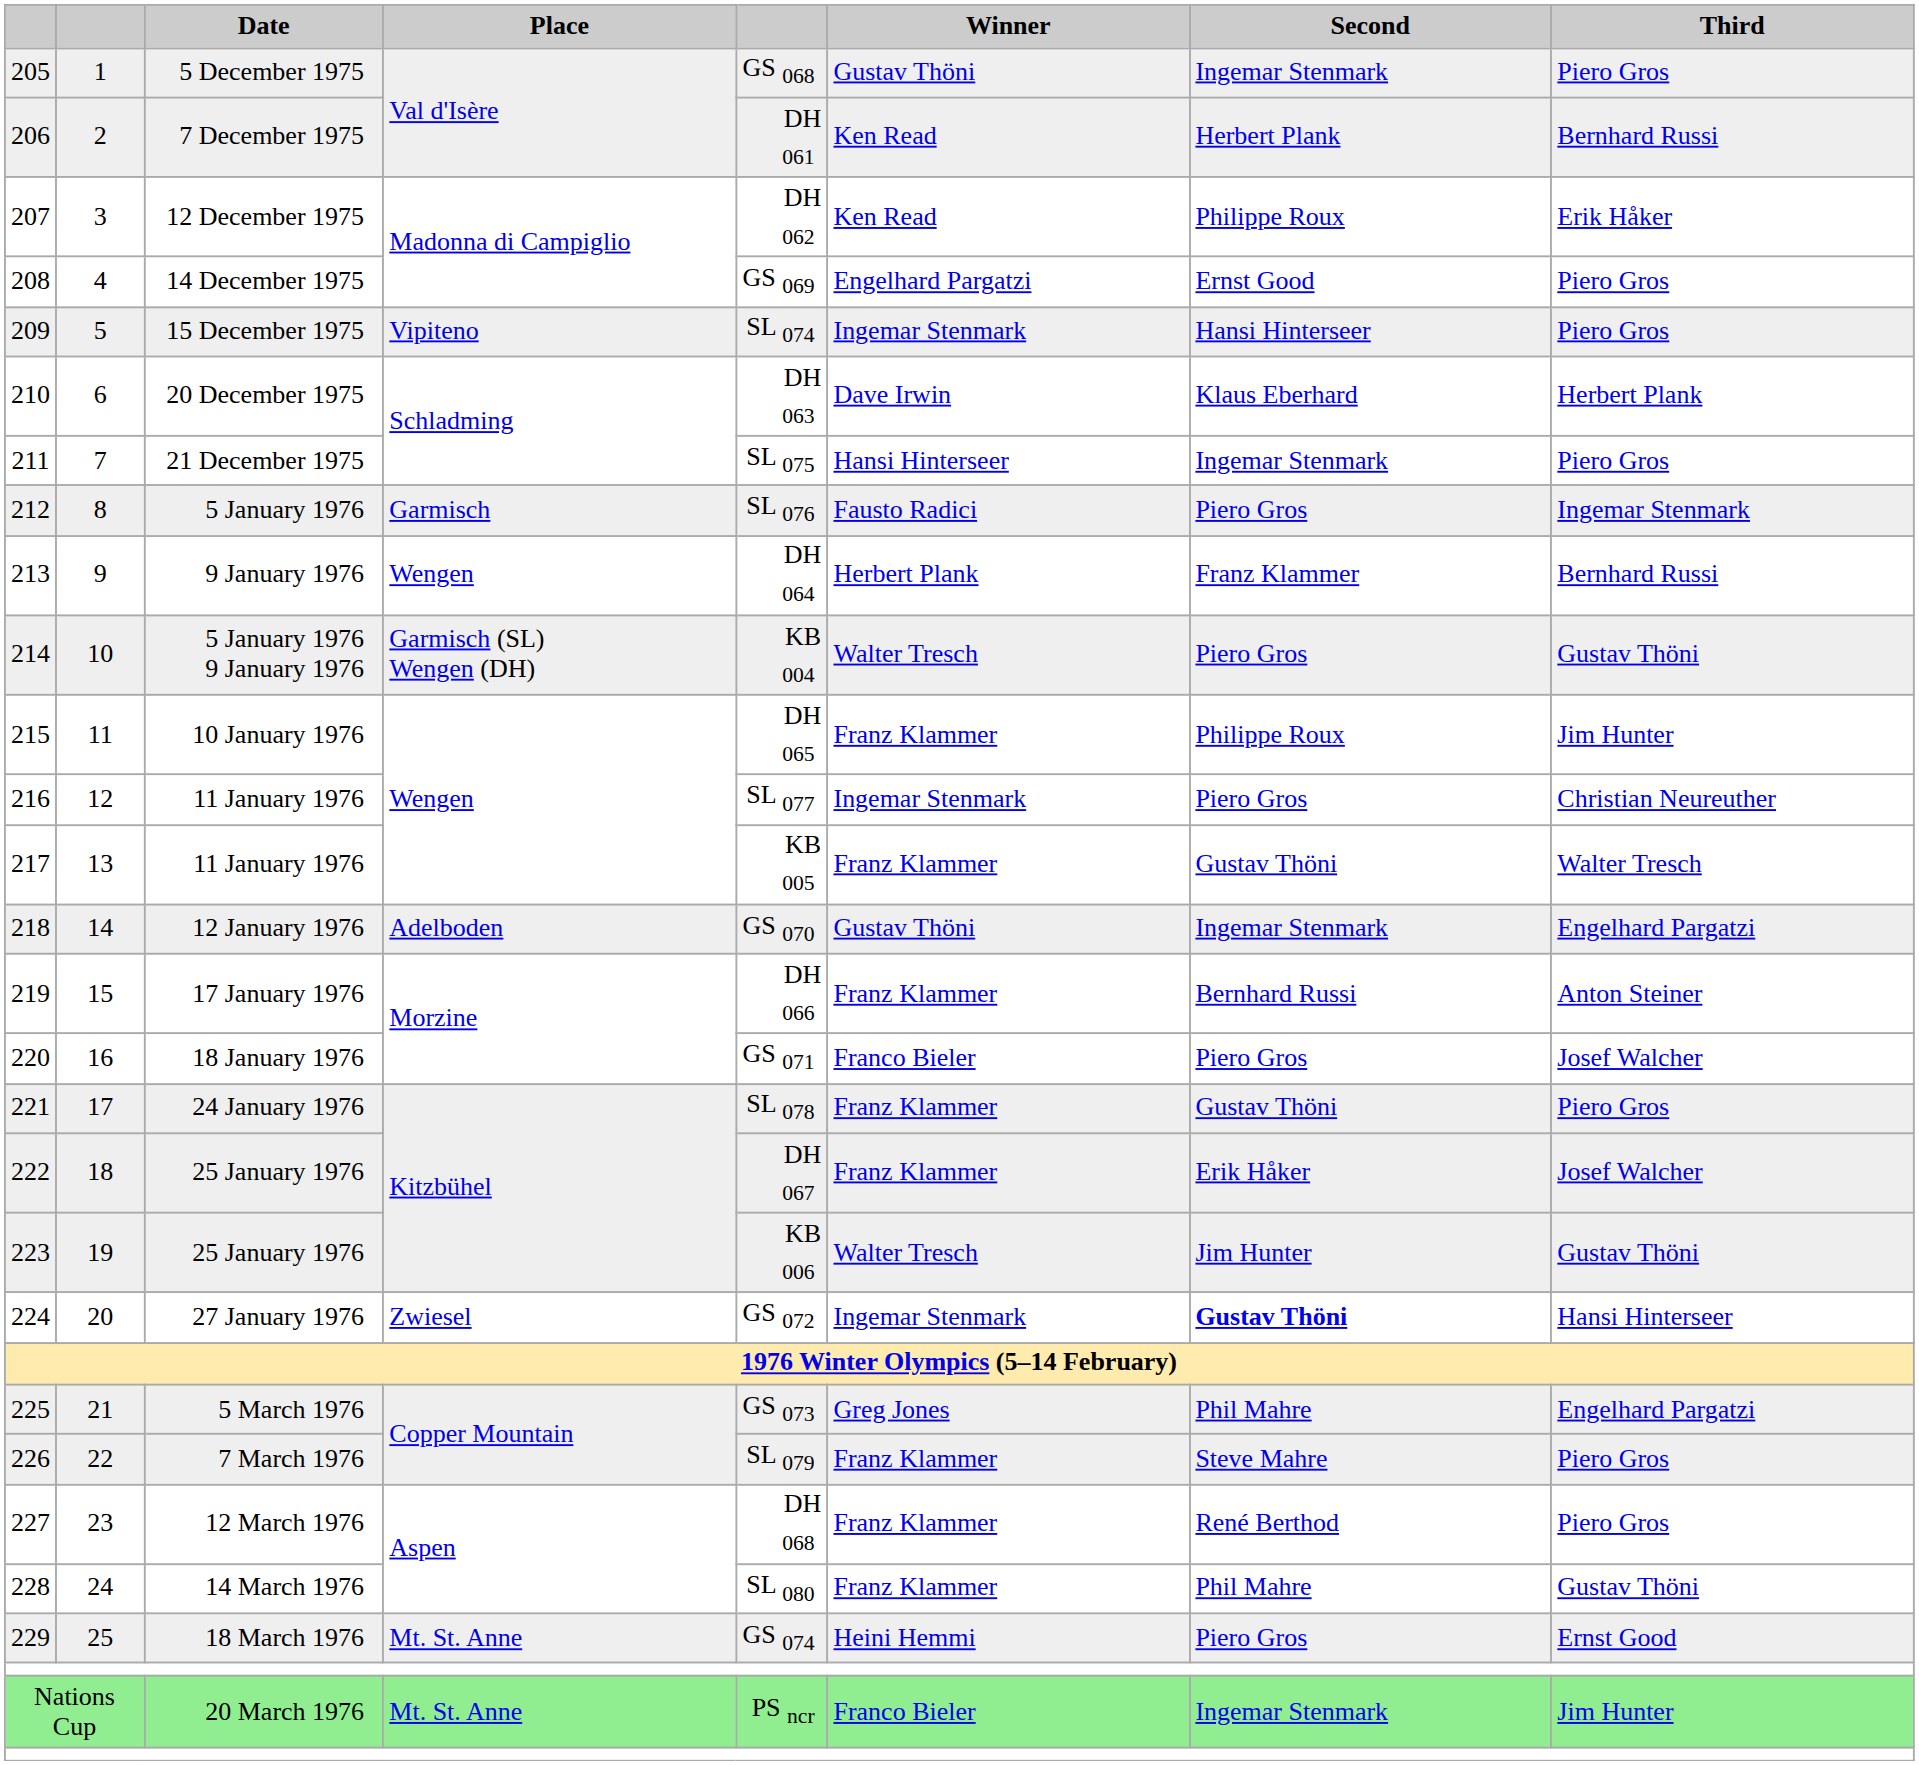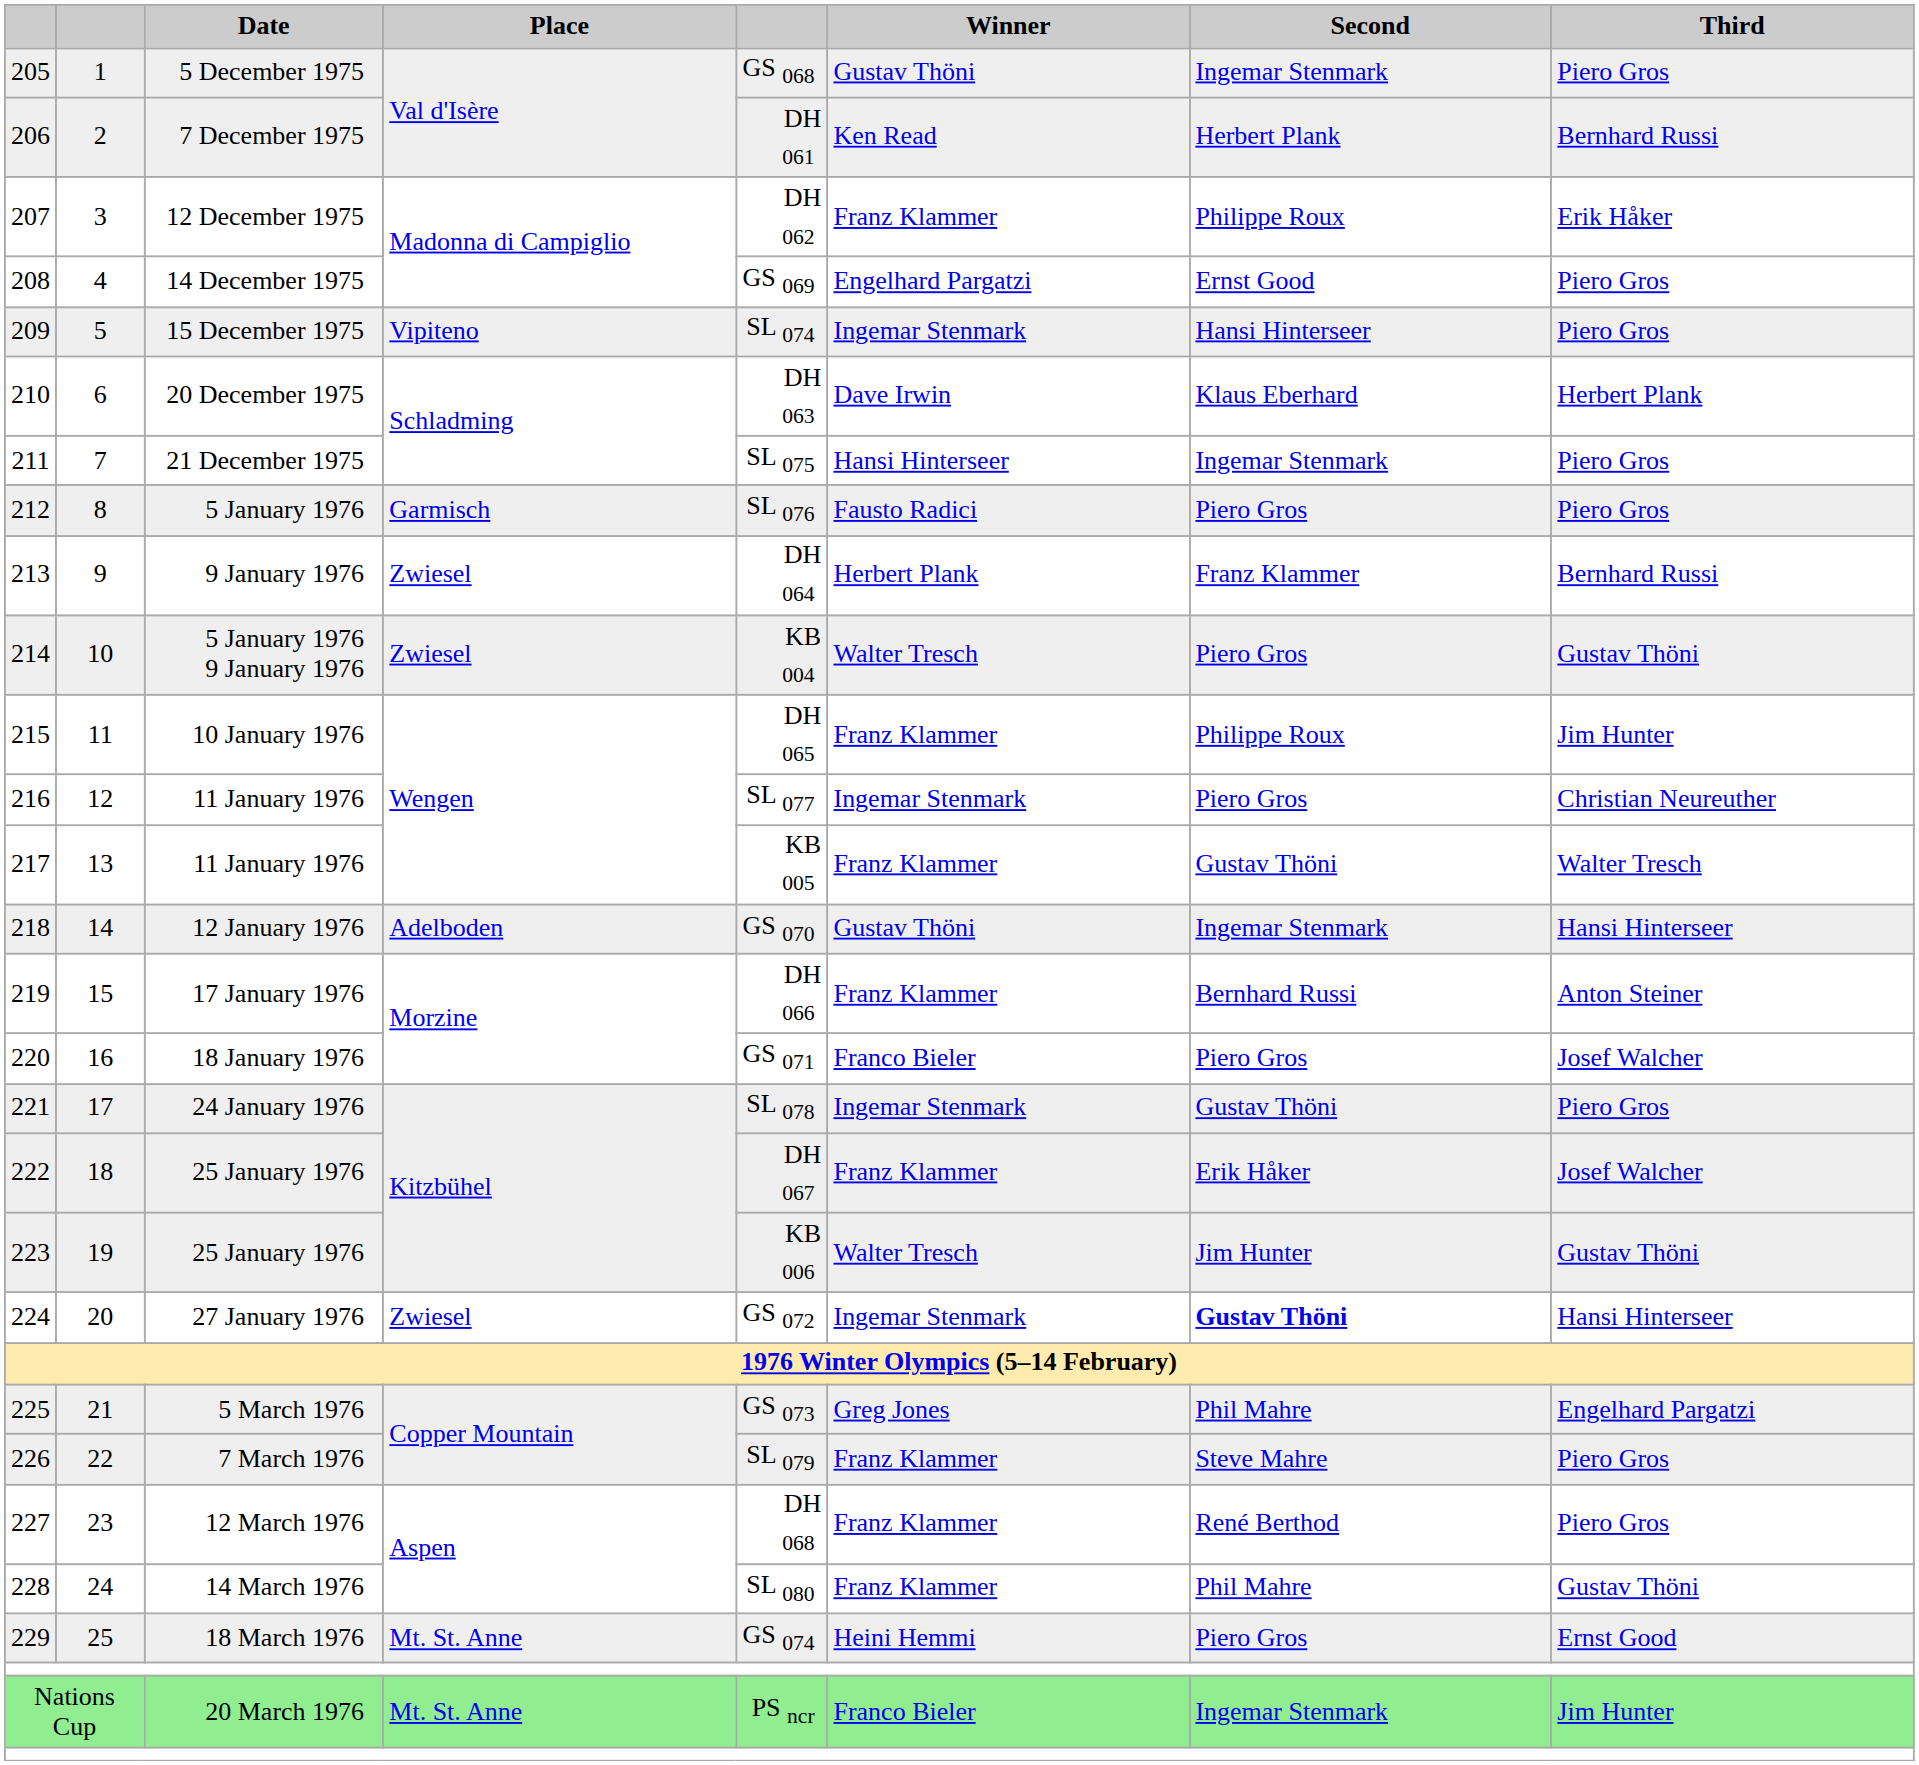(885, 216) Ken Read -> (915, 216) Franz Klammer
(1654, 509) Ingemar Stenmark -> (1613, 509) Piero Gros
(432, 574) Wengen -> (430, 574) Zwiesel
(467, 654) Garmisch (SL) Wengen (DH) -> (430, 654) Zwiesel
(1656, 928) Engelhard Pargatzi -> (1645, 928) Hansi Hinterseer
(915, 1107) Franz Klammer -> (930, 1107) Ingemar Stenmark
